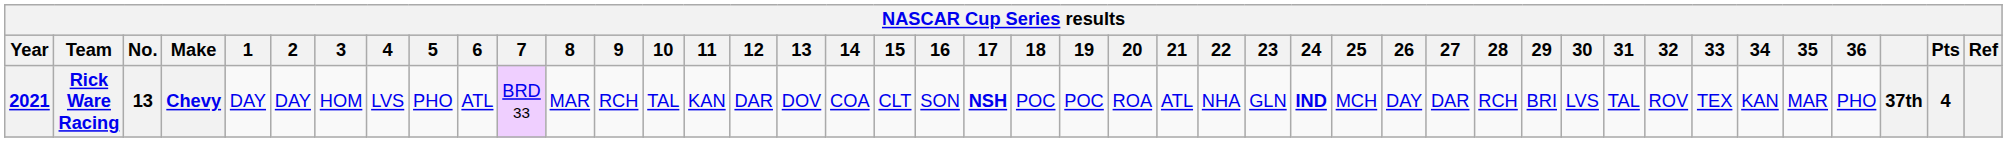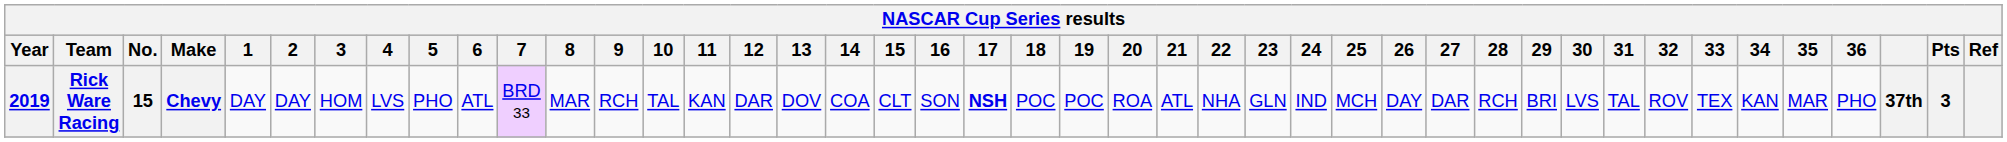(29, 101) 2021 -> (29, 101) 2019
(143, 101) 13 -> (143, 101) 15
(1311, 101) bold -> (1311, 101) normal
(1946, 101) 4 -> (1946, 101) 3
